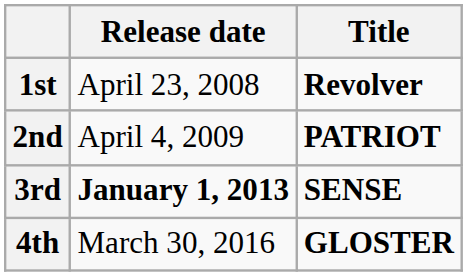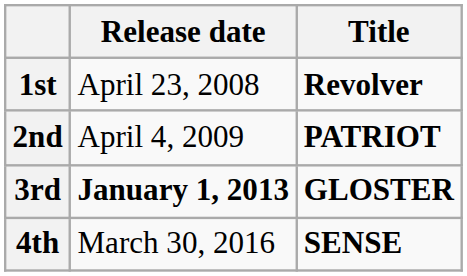(353, 190) SENSE -> (379, 190) GLOSTER
(379, 243) GLOSTER -> (353, 243) SENSE
